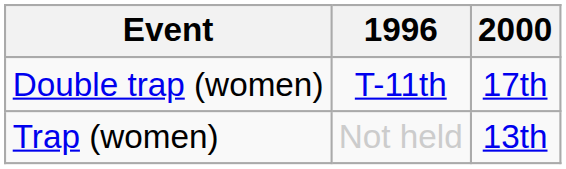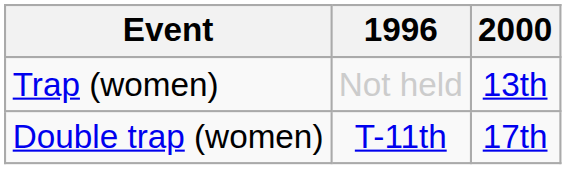rows swapped: (116, 136) <-> (168, 83)
